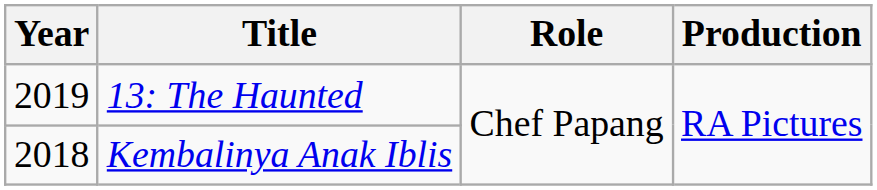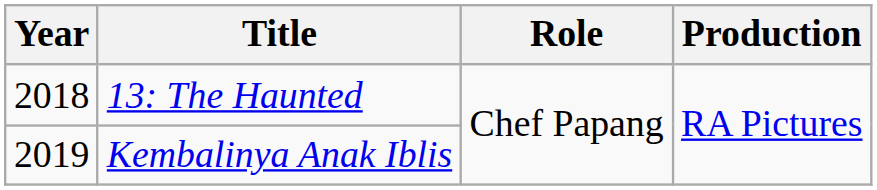(52, 94) 2019 -> (52, 94) 2018
(52, 154) 2018 -> (52, 154) 2019
